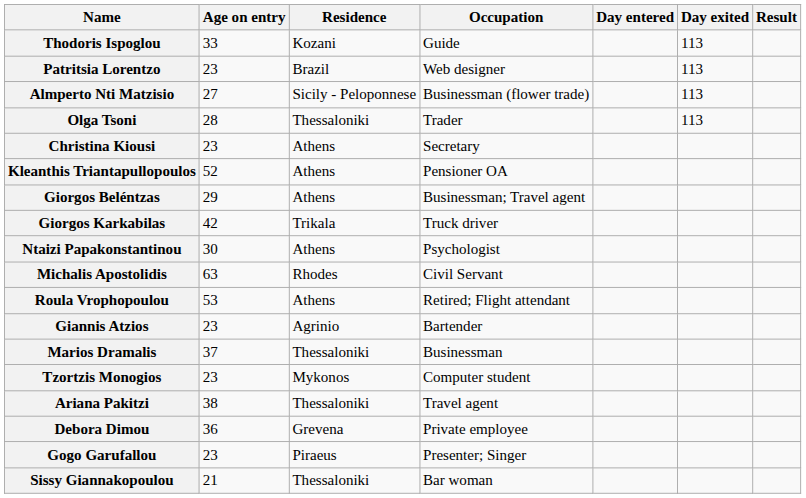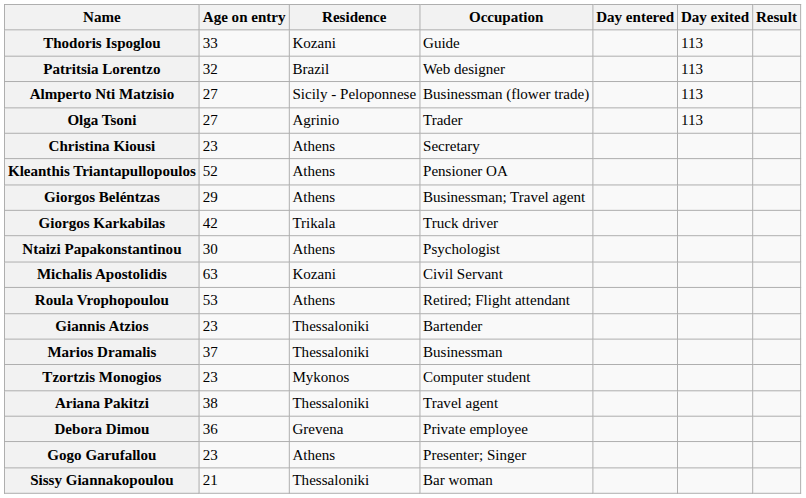(210, 68) 23 -> (210, 68) 32
(210, 120) 28 -> (210, 120) 27
(331, 120) Thessaloniki -> (316, 120) Agrinio
(315, 274) Rhodes -> (314, 274) Kozani
(316, 326) Agrinio -> (331, 326) Thessaloniki
(315, 454) Piraeus -> (314, 454) Athens
